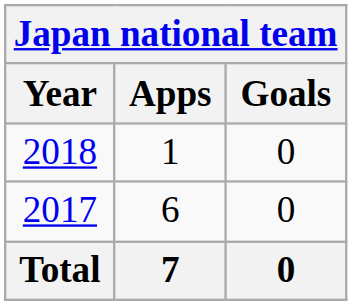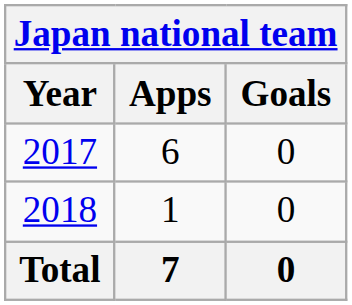rows swapped: (60, 210) <-> (60, 151)
